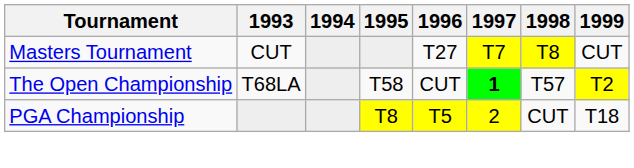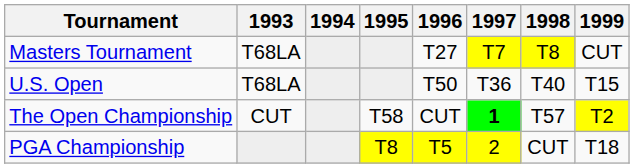(271, 52) CUT -> (271, 52) T68LA
+ row: (56, 84)
(271, 84) T68LA -> (271, 116) CUT
